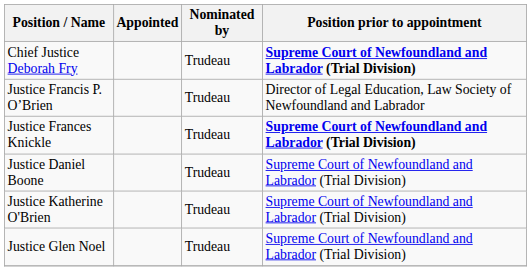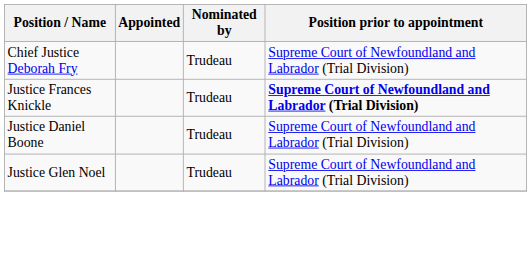(376, 60) bold -> (372, 60) normal
- row: (55, 97)
- row: (55, 209)
